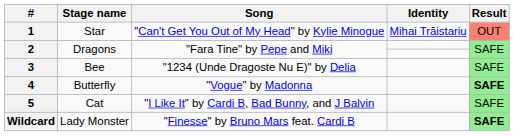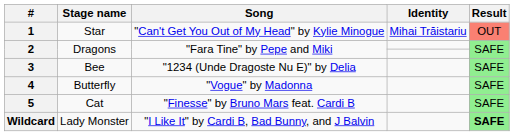(489, 85) bold -> (489, 85) normal
(259, 103) "I Like It" by Cardi B, Bad Bunny, and J Balvin -> (259, 103) "Finesse" by Bruno Mars feat. Cardi B
(259, 121) "Finesse" by Bruno Mars feat. Cardi B -> (259, 121) "I Like It" by Cardi B, Bad Bunny, and J Balvin
